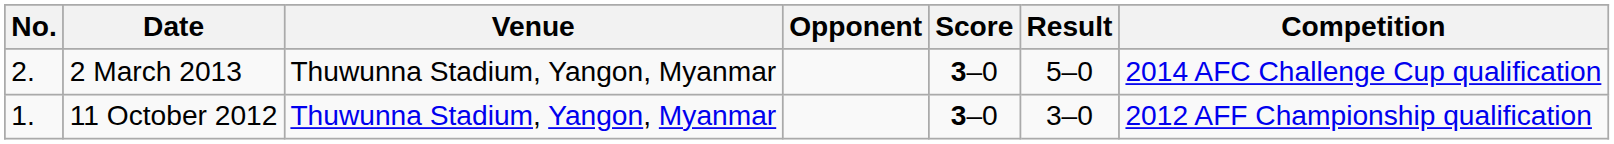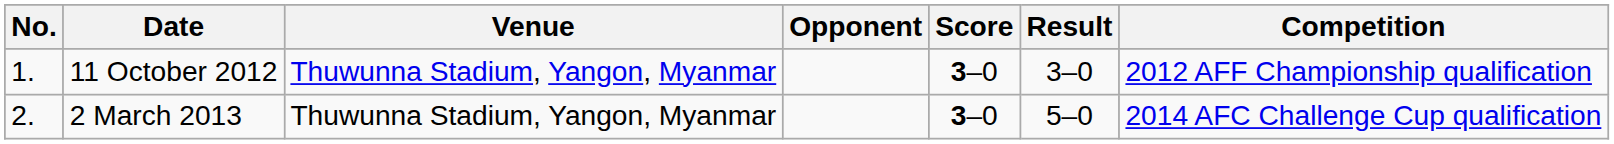rows swapped: (174, 116) <-> (156, 71)
